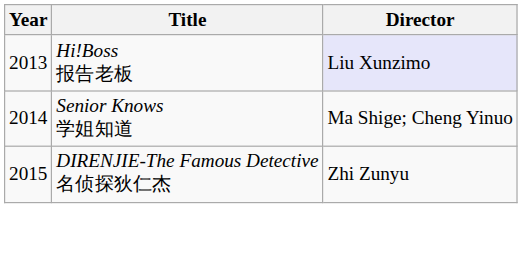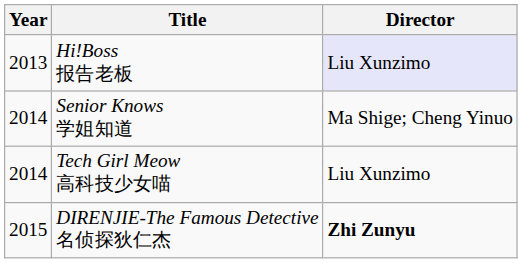+ row: (118, 172)
(368, 174) normal -> (371, 229) bold
